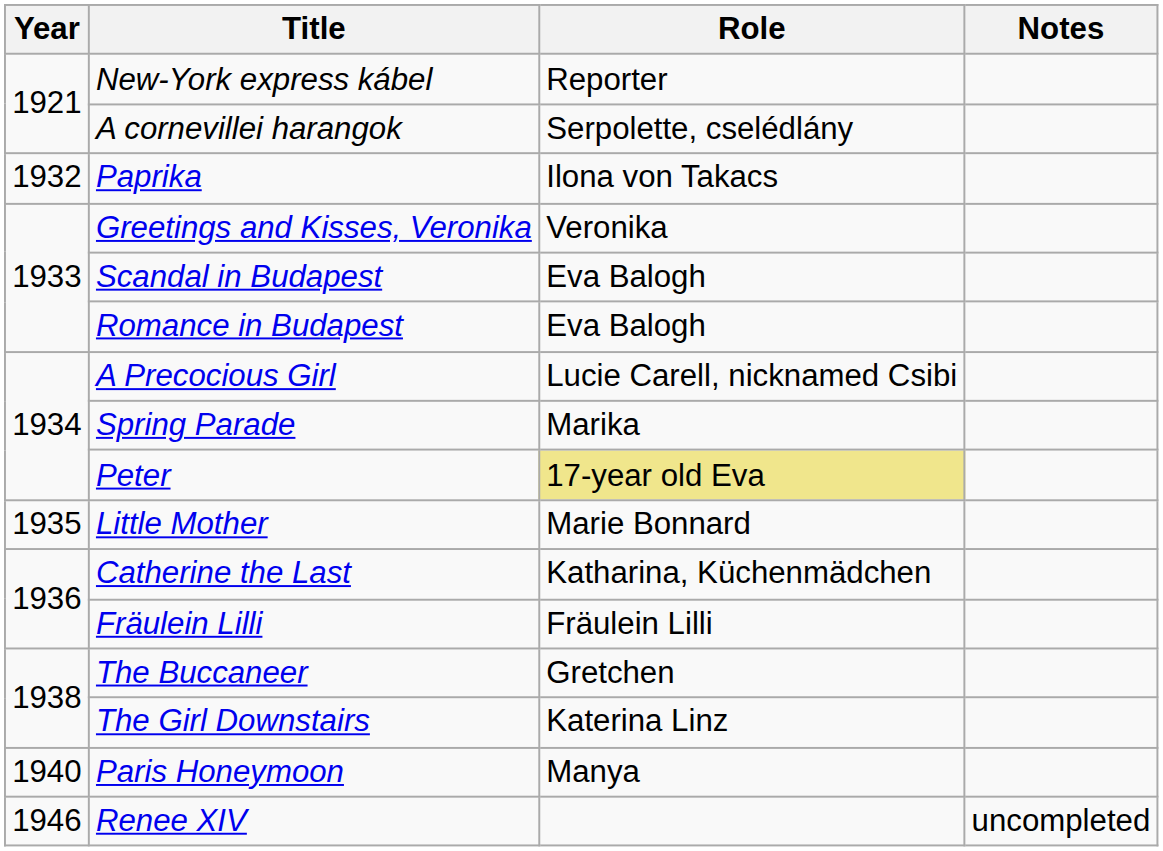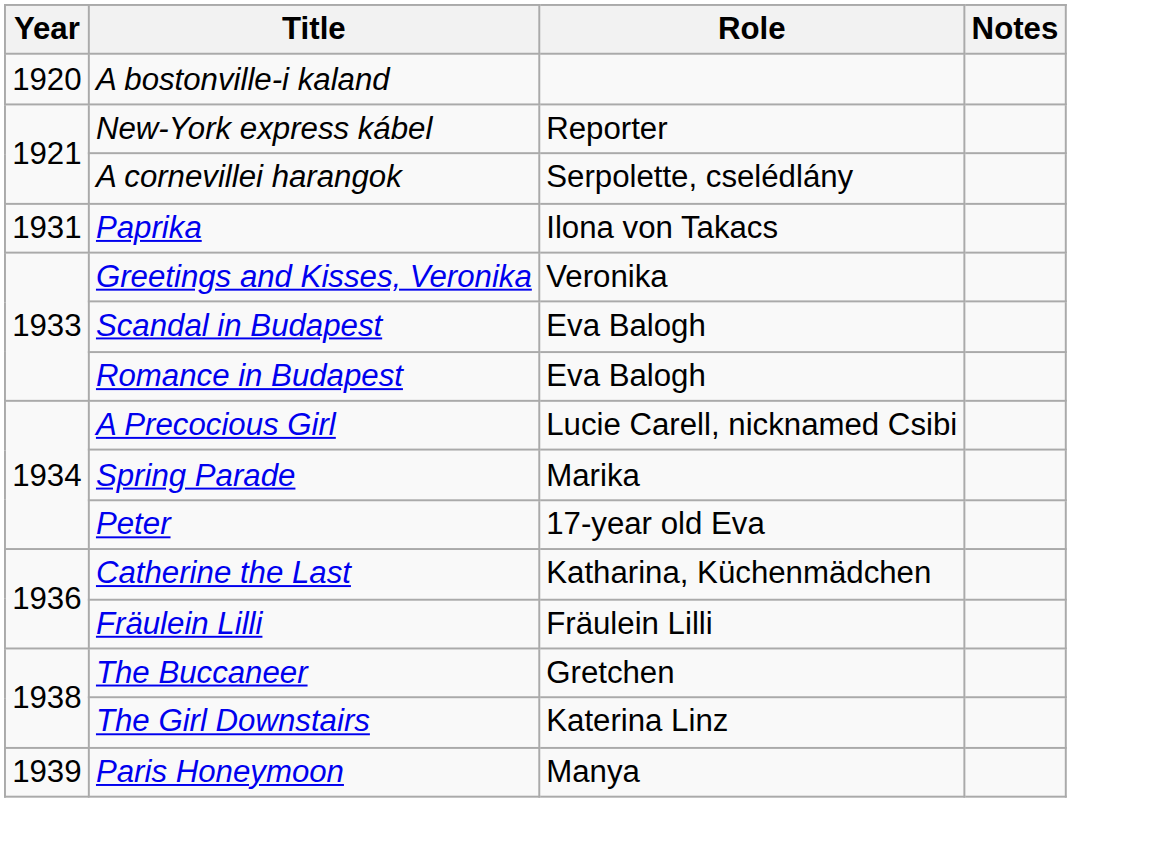+ row: (243, 78)
(47, 177) 1932 -> (47, 227) 1931
(655, 474) khaki background -> (655, 524) no background
- row: (182, 524)
(47, 771) 1940 -> (47, 771) 1939
- row: (171, 820)
